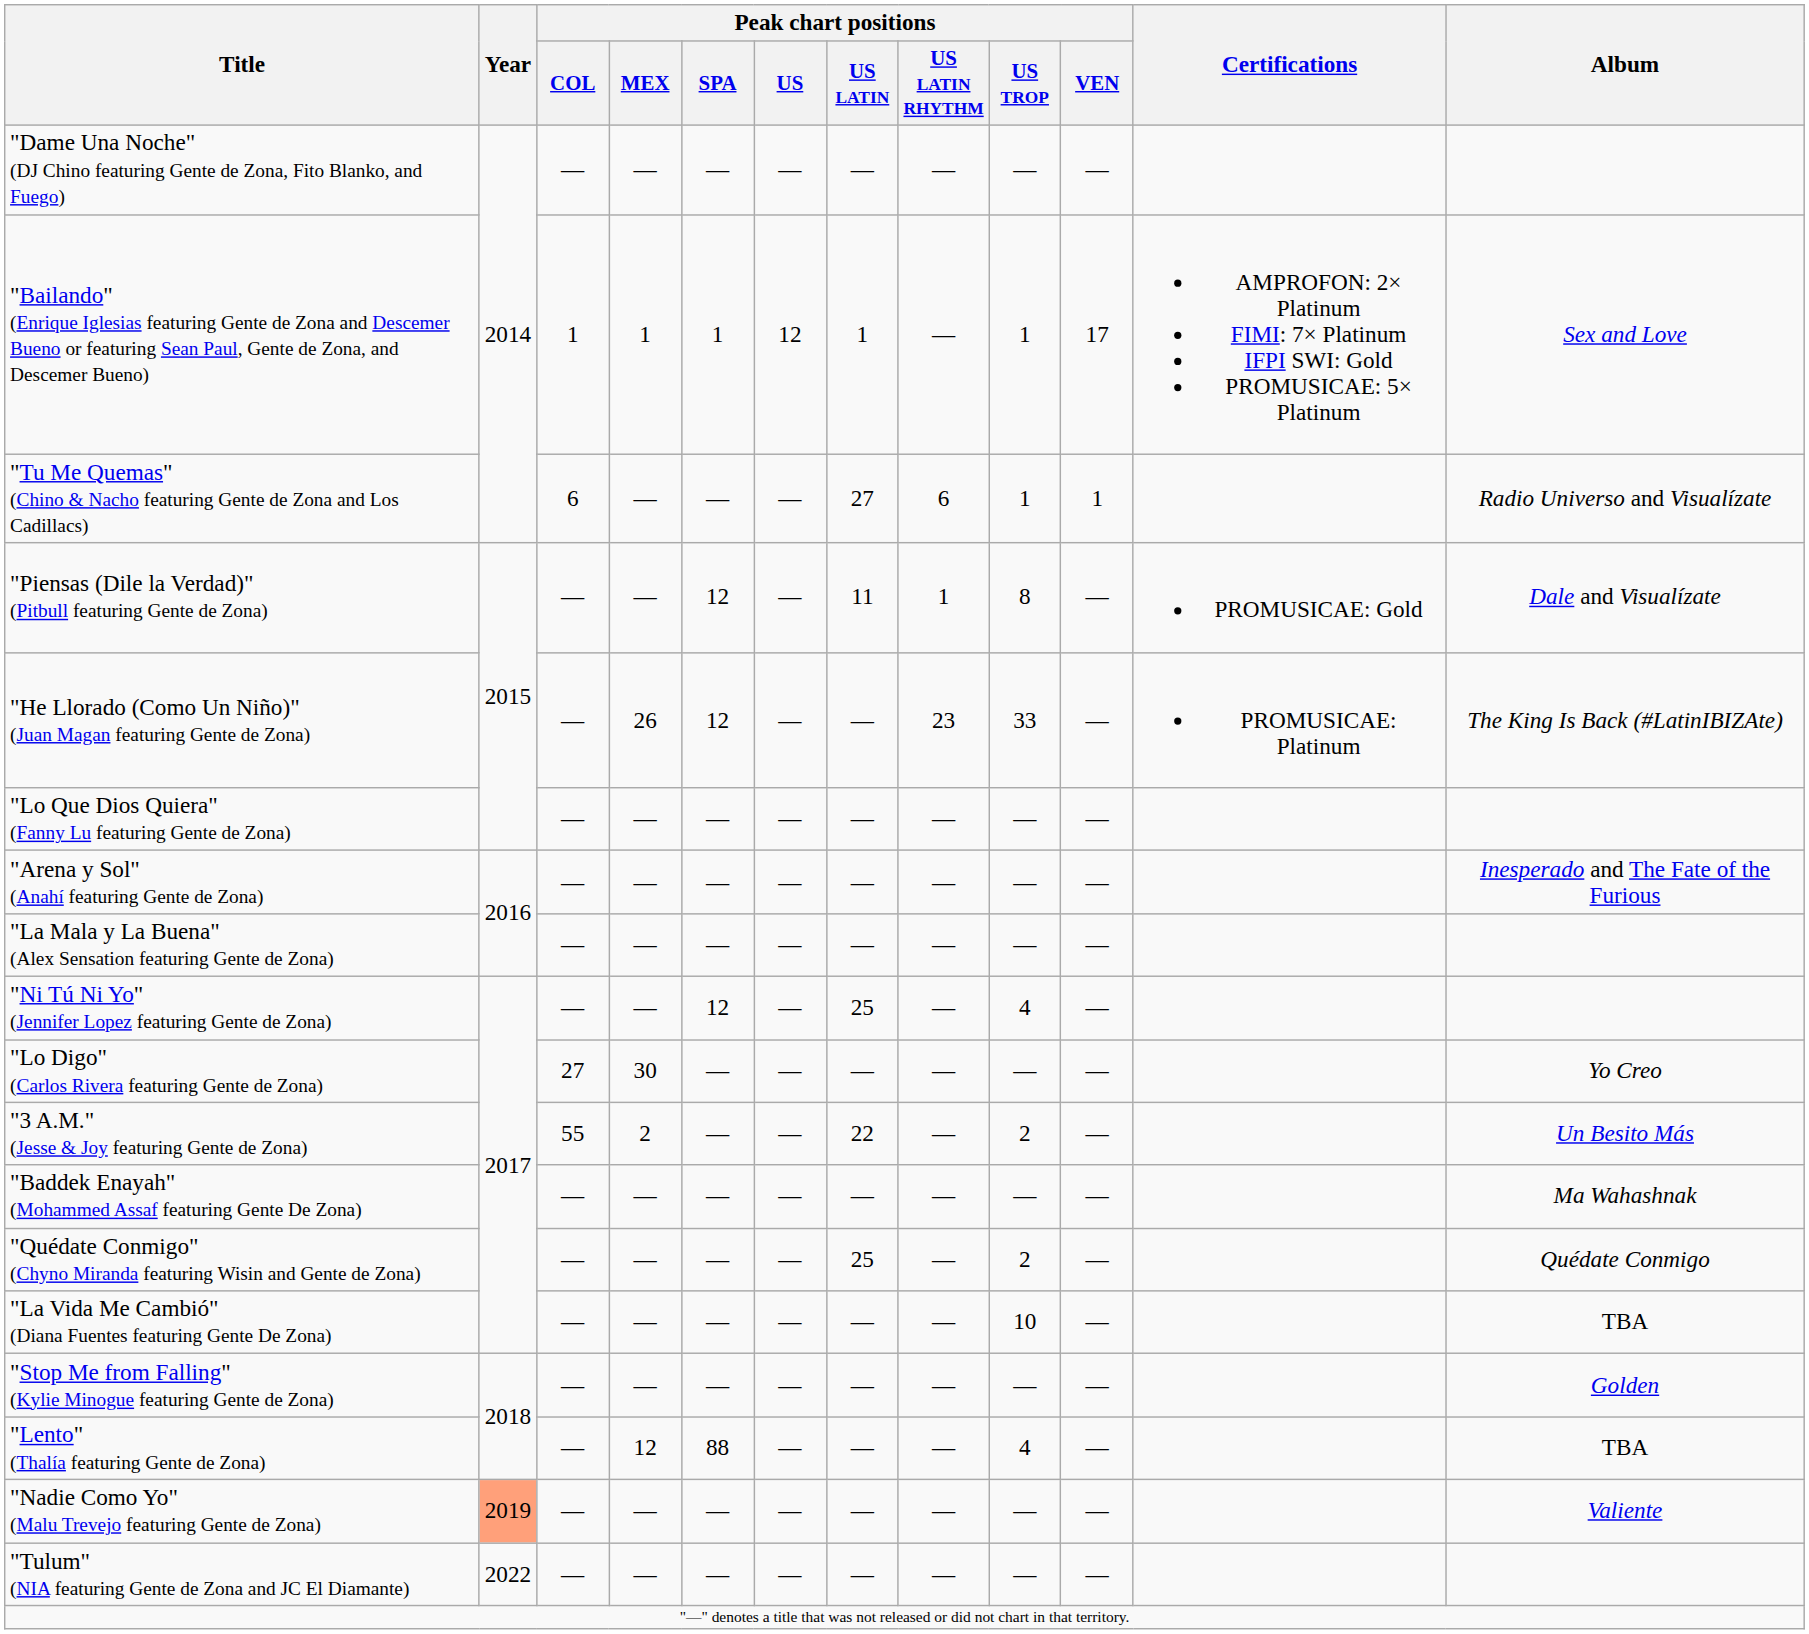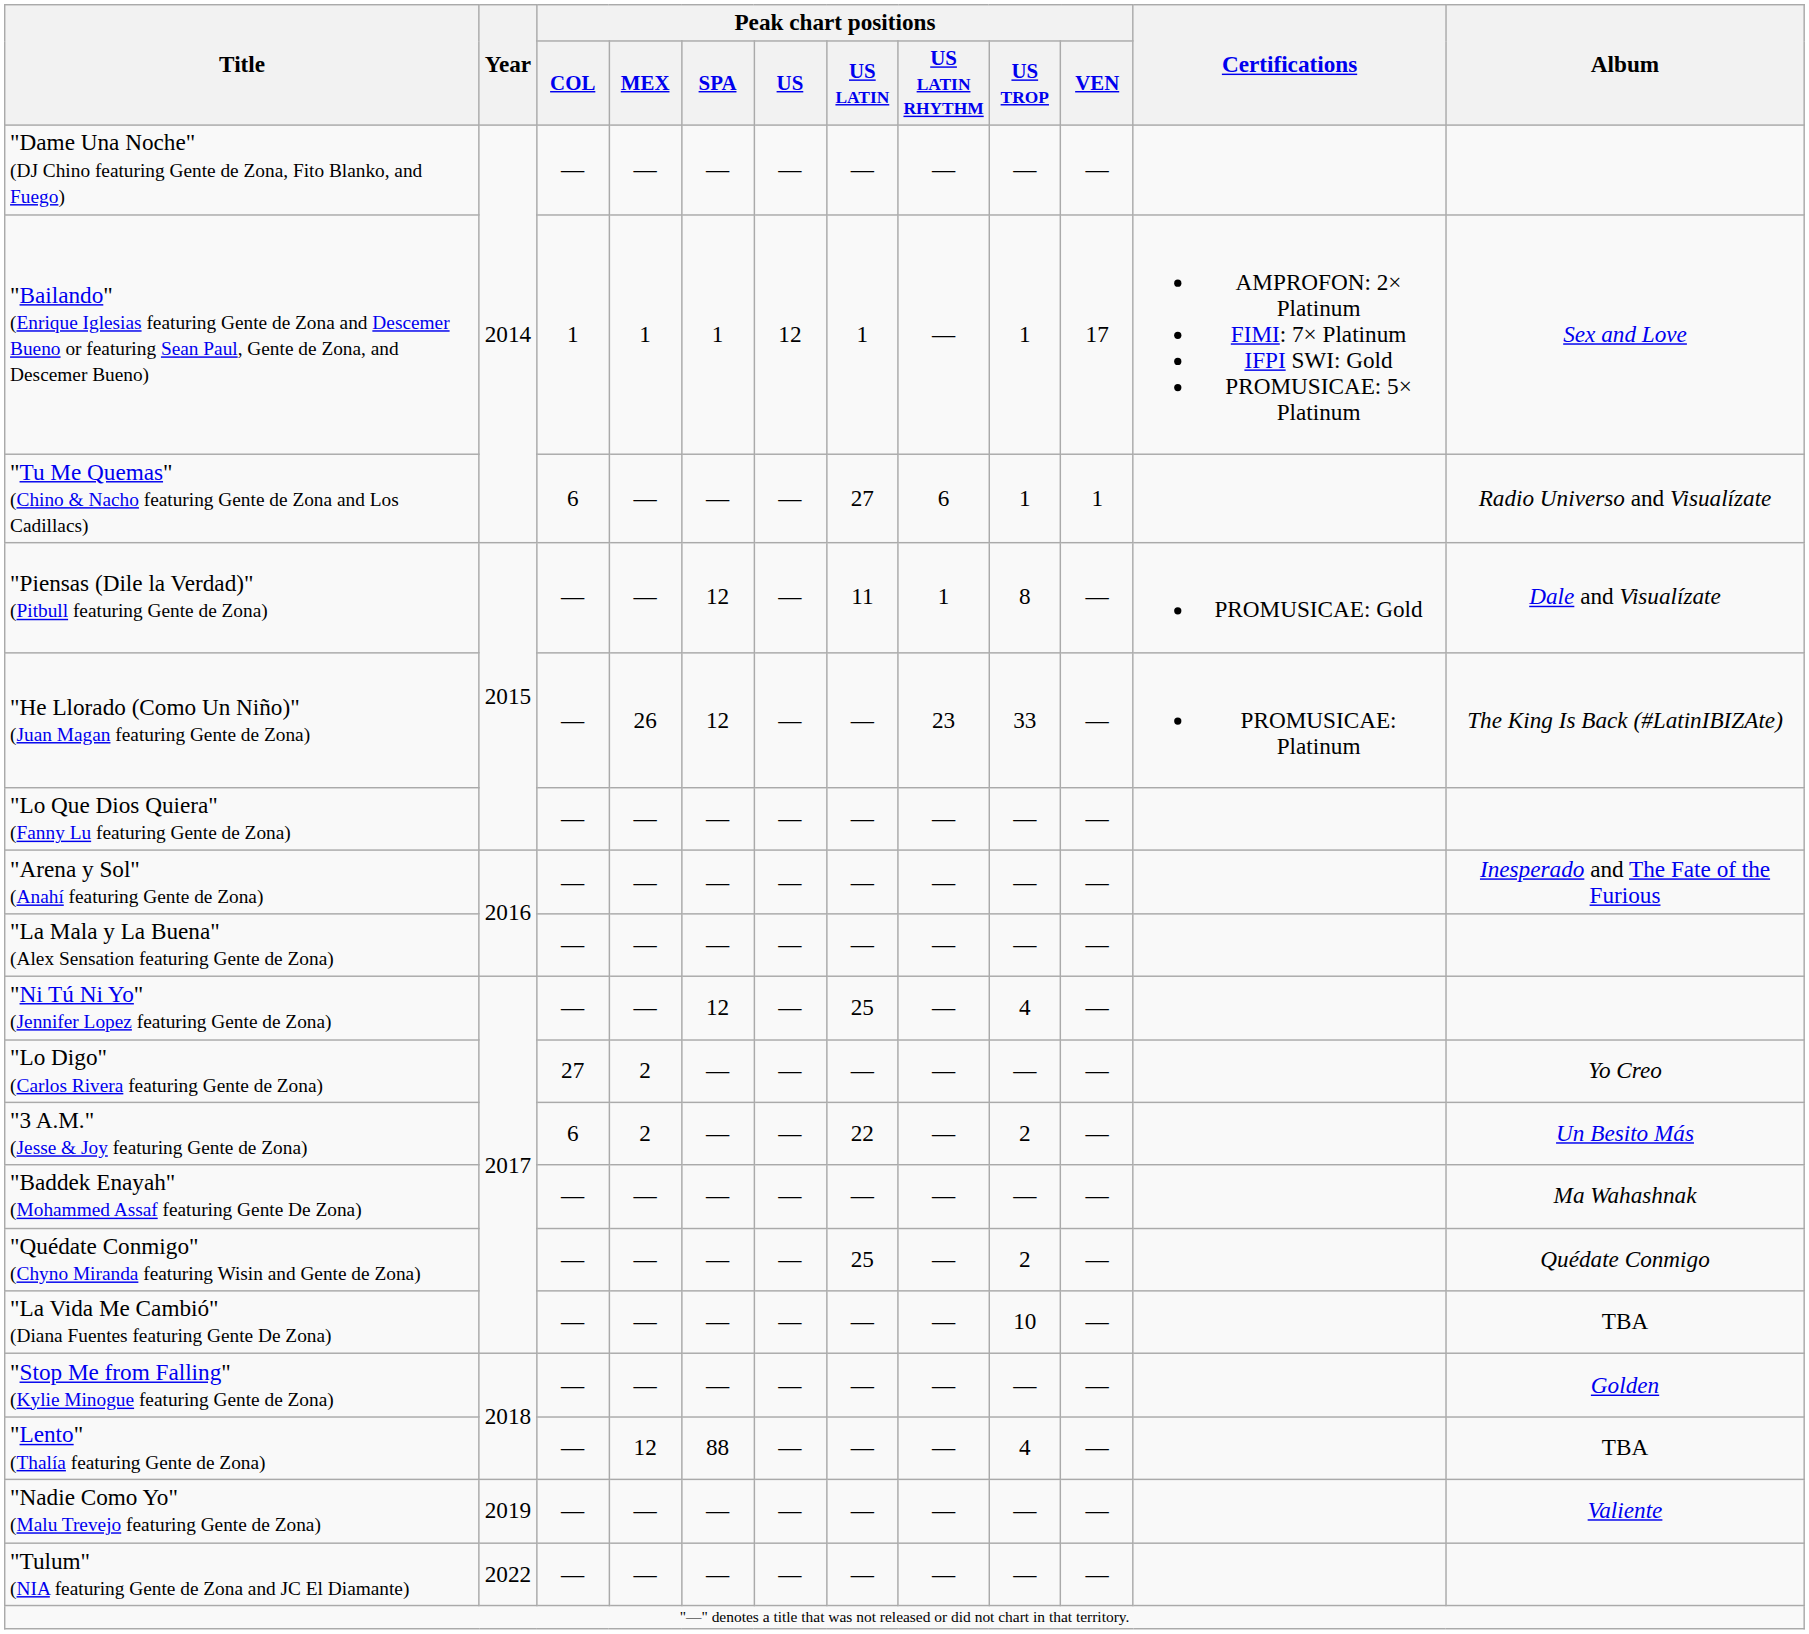(645, 1070) 30 -> (645, 1070) 2
(573, 1133) 55 -> (573, 1133) 6
(508, 1510) lightsalmon background -> (508, 1510) no background
